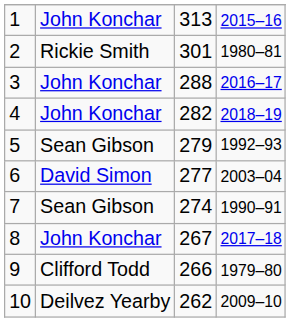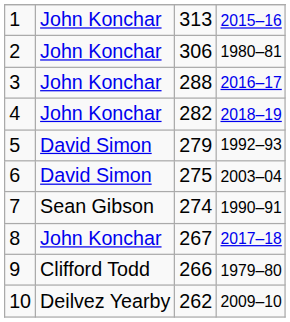(95, 51) Rickie Smith -> (101, 51) John Konchar
(196, 51) 301 -> (196, 51) 306
(97, 144) Sean Gibson -> (96, 144) David Simon
(196, 176) 277 -> (196, 176) 275
